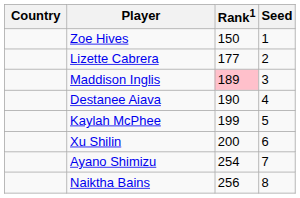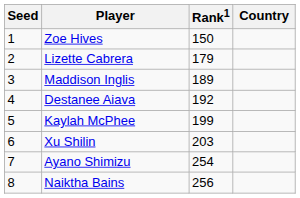columns swapped: (36, 16) <-> (277, 16)
(229, 59) 177 -> (203, 59) 179
(229, 79) pink background -> (203, 79) no background
(229, 100) 190 -> (203, 100) 192
(229, 141) 200 -> (203, 141) 203
